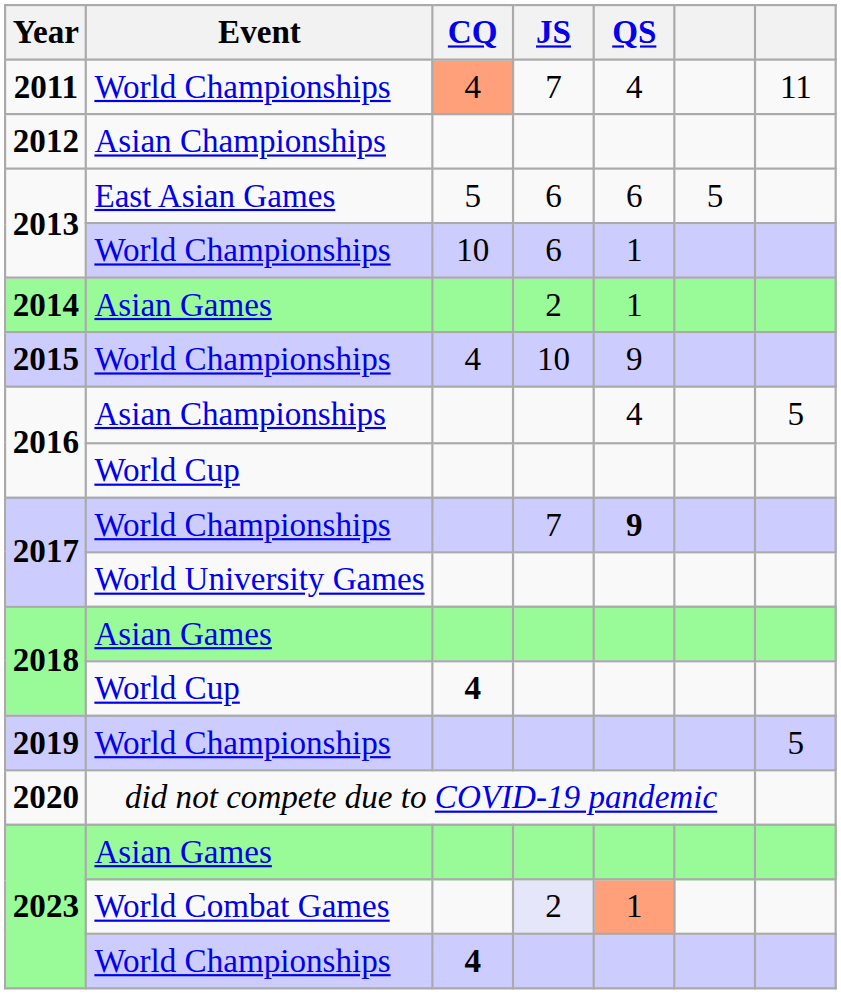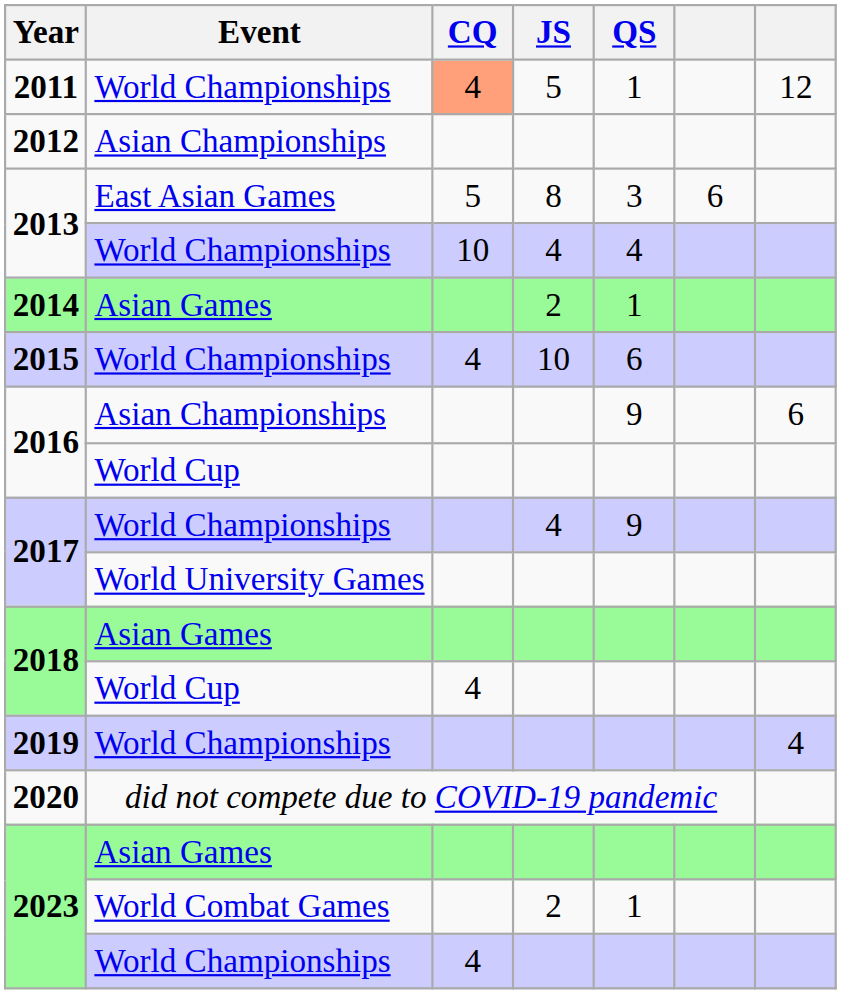(553, 86) 7 -> (553, 86) 5
(634, 86) 4 -> (634, 86) 1
(796, 86) 11 -> (796, 86) 12
(553, 195) 6 -> (553, 195) 8
(634, 195) 6 -> (634, 195) 3
(715, 195) 5 -> (715, 195) 6
(553, 250) 6 -> (553, 250) 4
(634, 250) 1 -> (634, 250) 4
(634, 359) 9 -> (634, 359) 6
(634, 414) 4 -> (634, 414) 9
(796, 414) 5 -> (796, 414) 6
(553, 523) 7 -> (553, 523) 4
(634, 523) bold -> (634, 523) normal
(473, 687) bold -> (473, 687) normal
(796, 742) 5 -> (796, 742) 4
(553, 906) lavender background -> (553, 906) no background
(634, 906) lightsalmon background -> (634, 906) no background
(473, 960) bold -> (473, 960) normal
